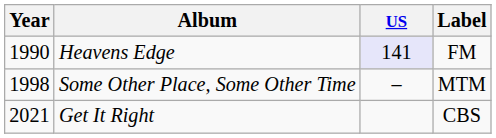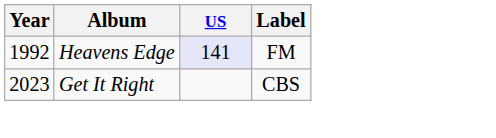(29, 52) 1990 -> (29, 52) 1992
- row: (207, 84)
(29, 116) 2021 -> (29, 84) 2023
